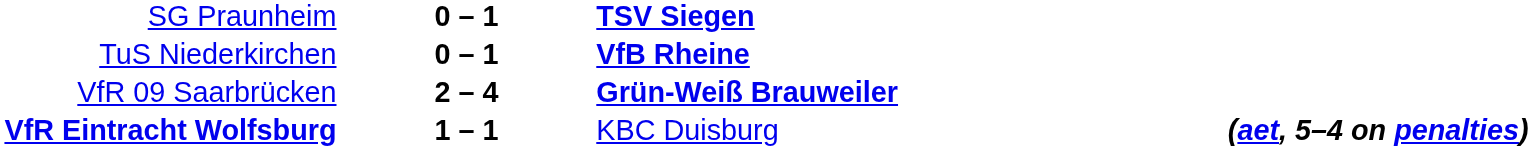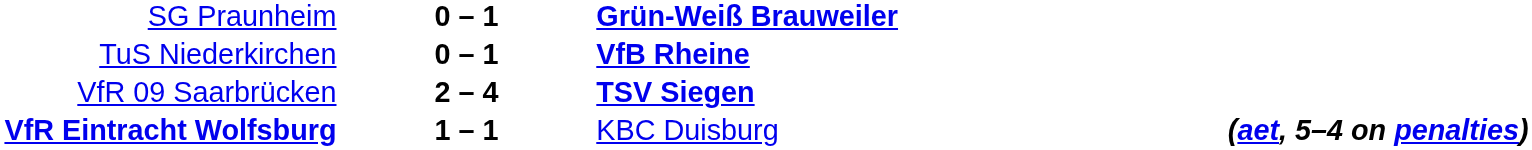(675, 16) TSV Siegen -> (747, 16) Grün-Weiß Brauweiler
(747, 92) Grün-Weiß Brauweiler -> (675, 92) TSV Siegen
